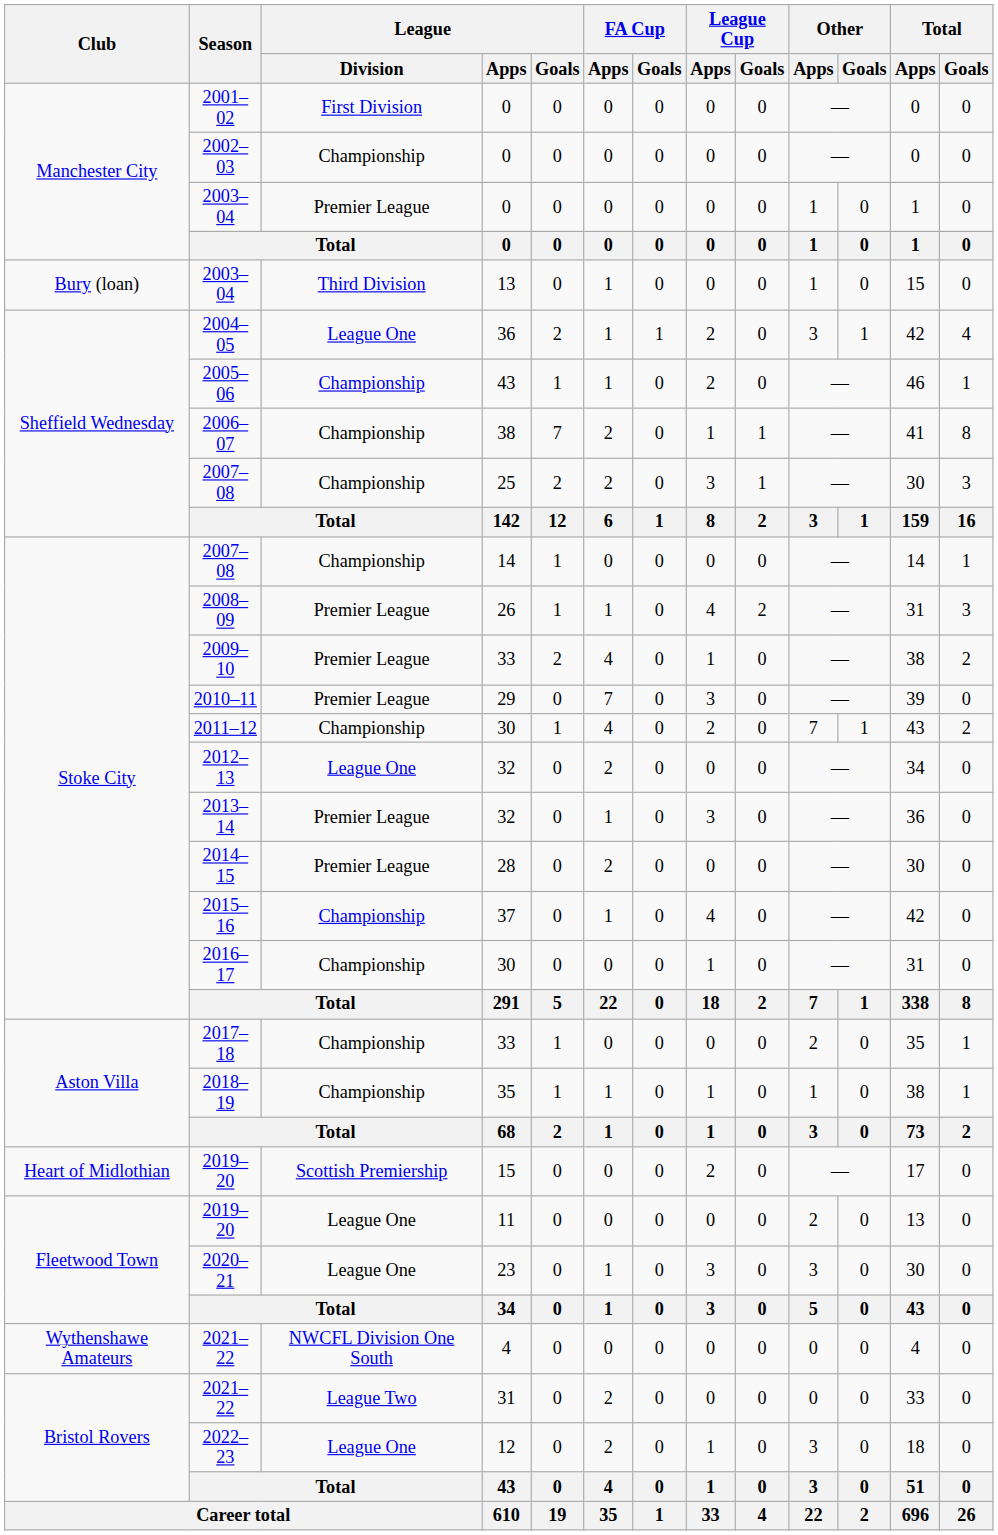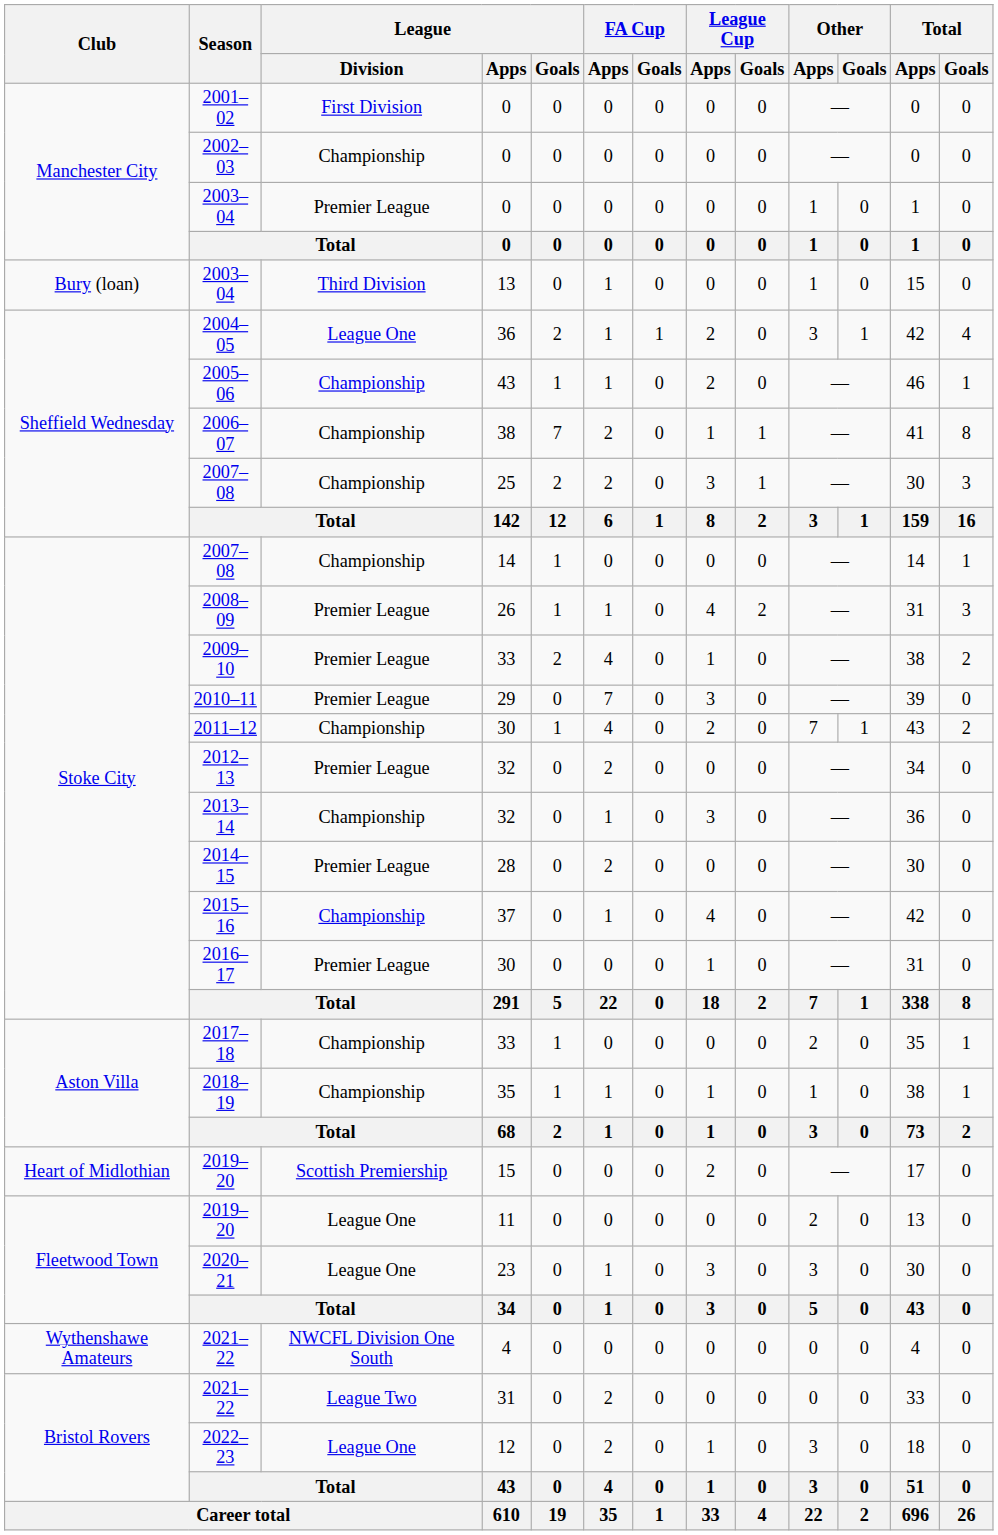(372, 767) League One -> (372, 767) Premier League
(372, 816) Premier League -> (372, 816) Championship
(372, 965) Championship -> (372, 965) Premier League
